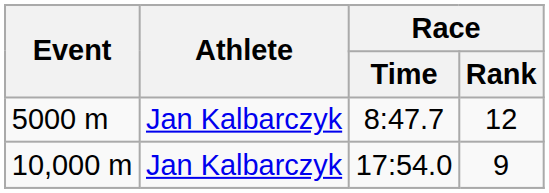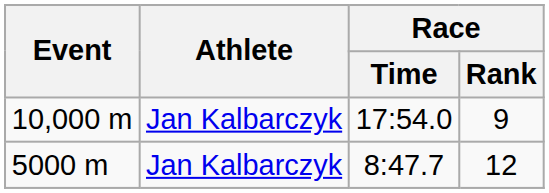rows swapped: (60, 120) <-> (72, 165)
